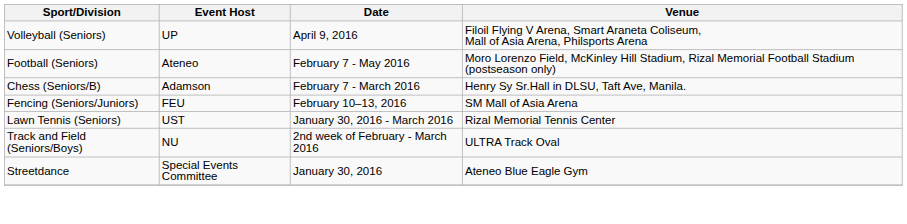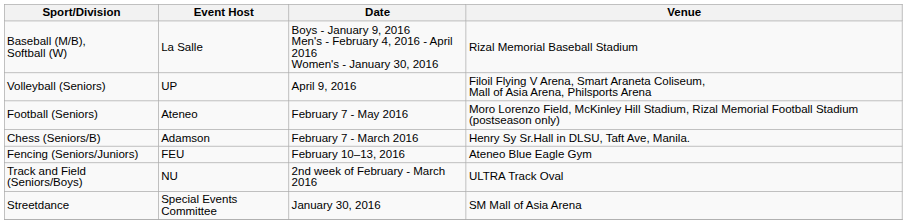+ row: (46, 47)
(521, 103) SM Mall of Asia Arena -> (530, 154) Ateneo Blue Eagle Gym
- row: (64, 120)
(526, 171) Ateneo Blue Eagle Gym -> (525, 205) SM Mall of Asia Arena
